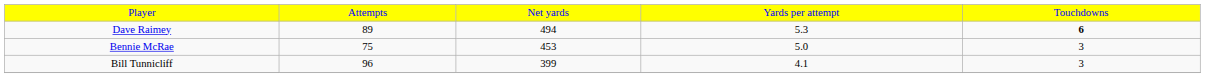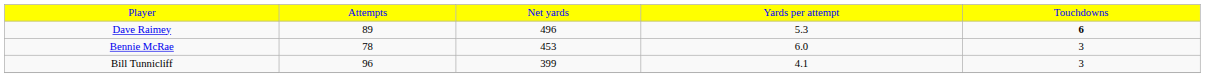(548, 30) 494 -> (548, 30) 496
(368, 47) 75 -> (368, 47) 78
(801, 47) 5.0 -> (801, 47) 6.0
